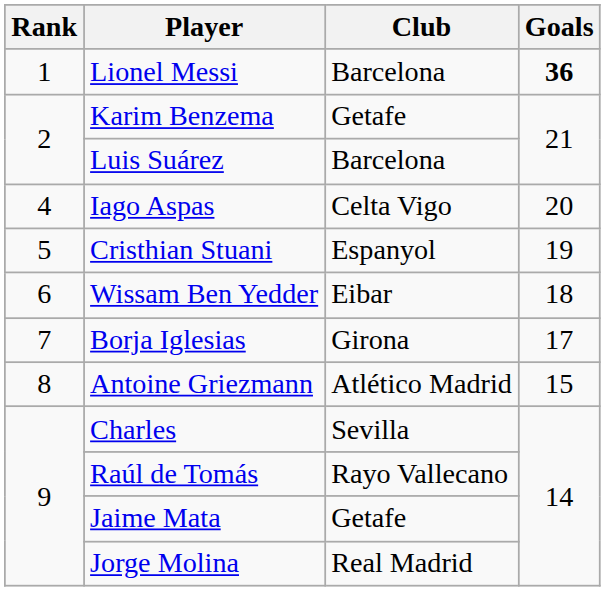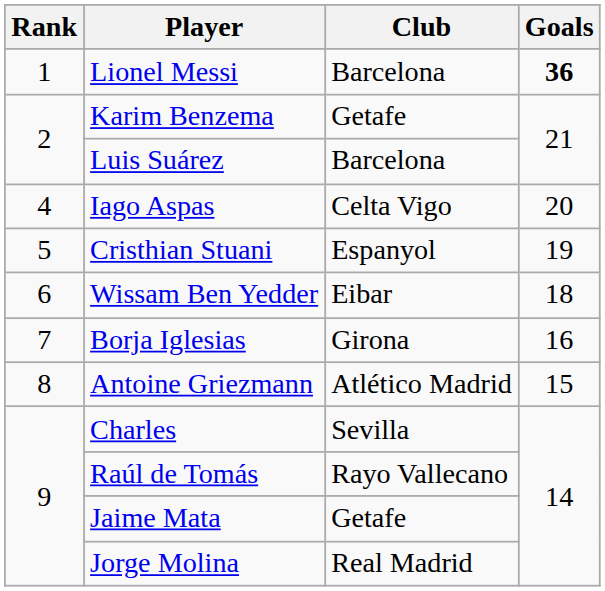(559, 339) 17 -> (559, 339) 16
